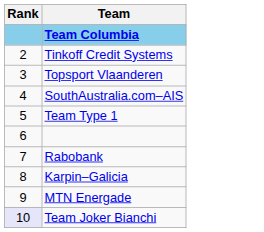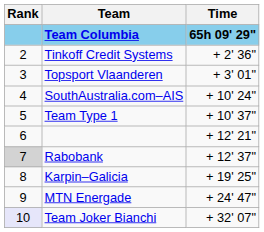+ column: (223, 14)
(23, 156) no background -> (23, 156) lightgrey background
